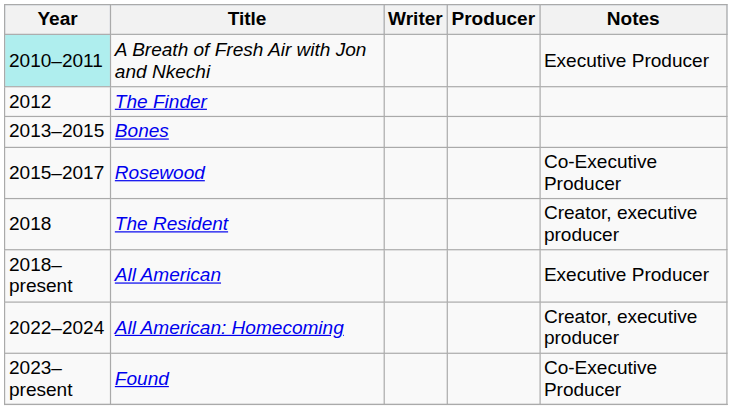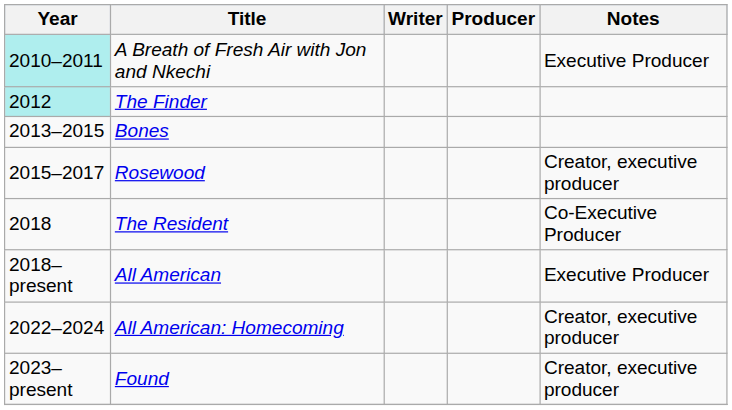(30, 101) no background -> (30, 101) paleturquoise background
(601, 172) Co-Executive Producer -> (621, 172) Creator, executive producer
(621, 224) Creator, executive producer -> (601, 224) Co-Executive Producer
(601, 378) Co-Executive Producer -> (621, 378) Creator, executive producer
